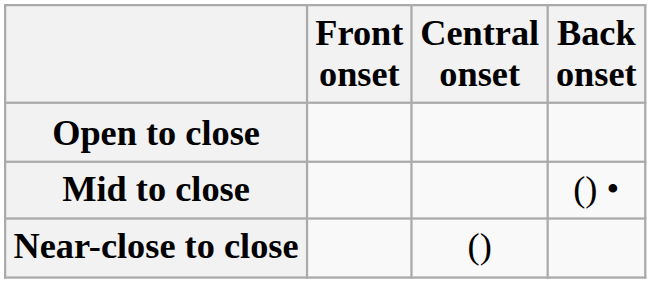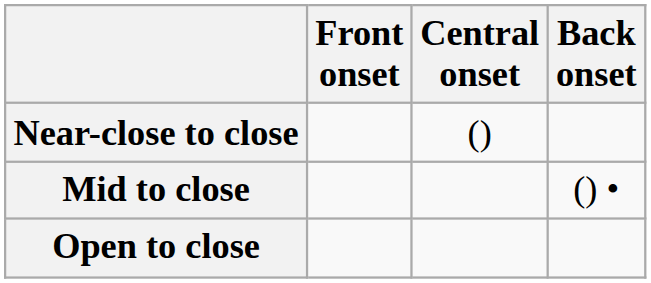rows swapped: (156, 246) <-> (156, 131)
